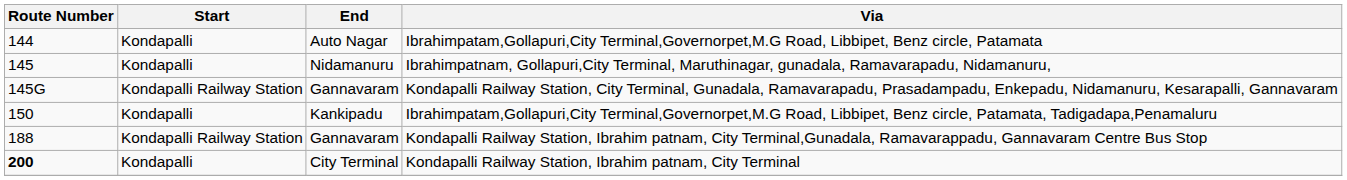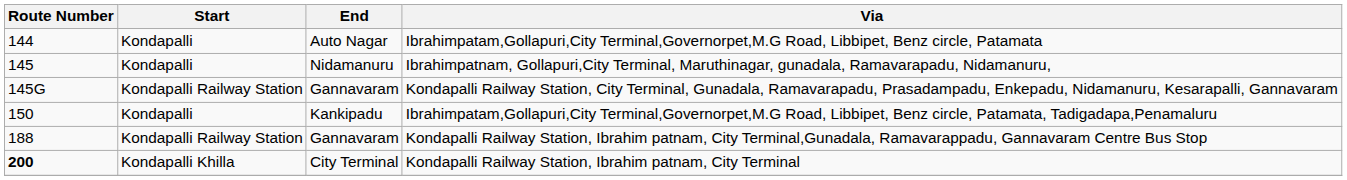(157, 162) Kondapalli -> (178, 162) Kondapalli Khilla
